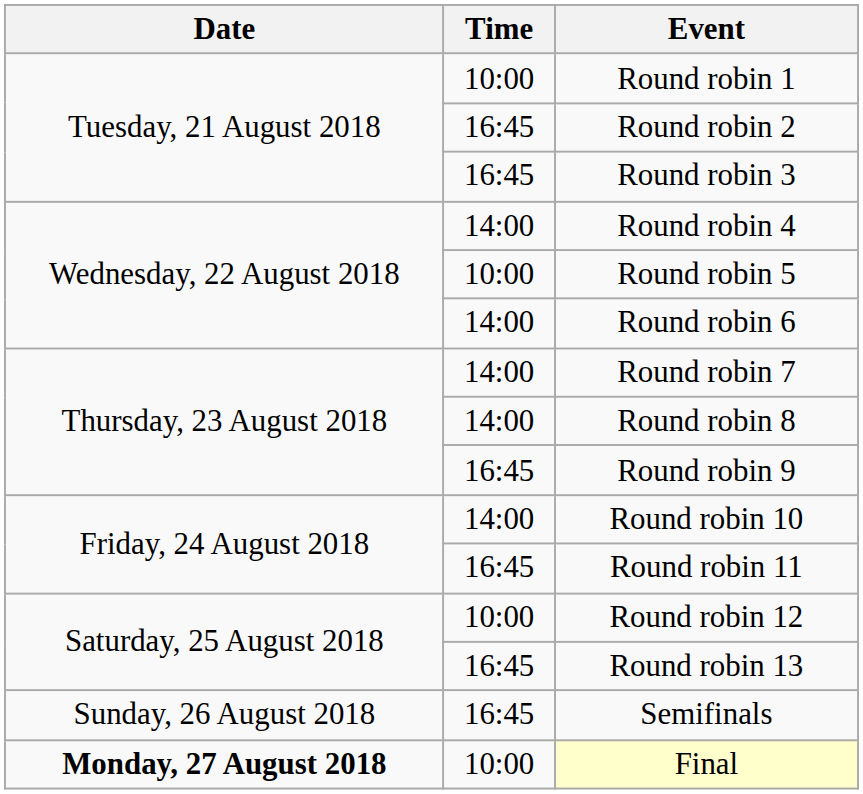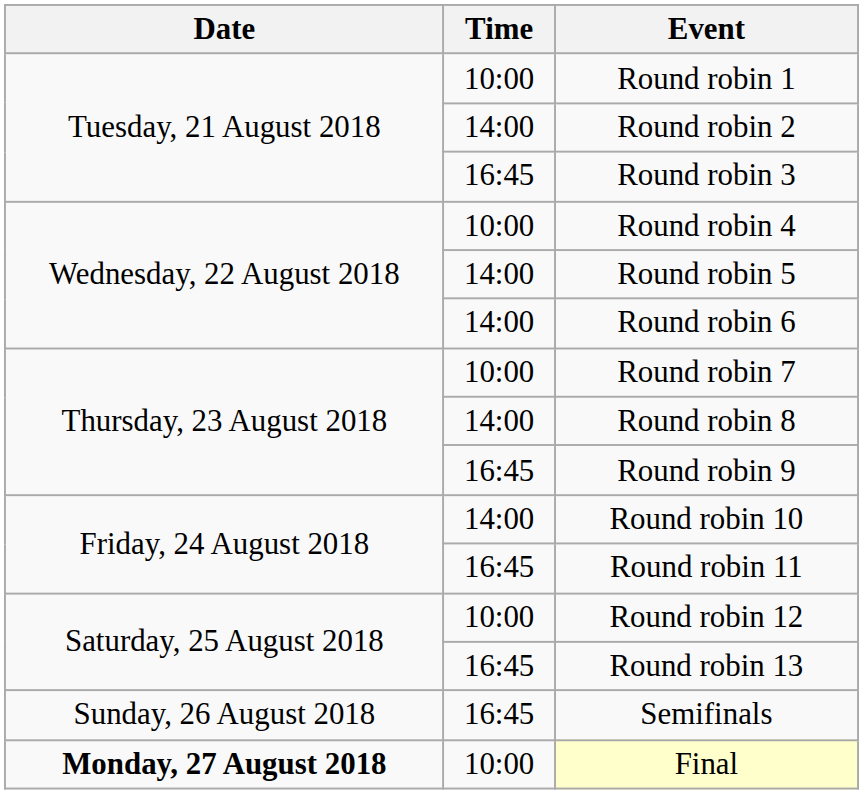(499, 126) 16:45 -> (499, 126) 14:00
(499, 224) 14:00 -> (499, 224) 10:00
(499, 273) 10:00 -> (499, 273) 14:00
(499, 371) 14:00 -> (499, 371) 10:00
